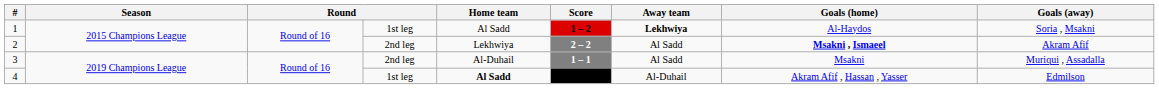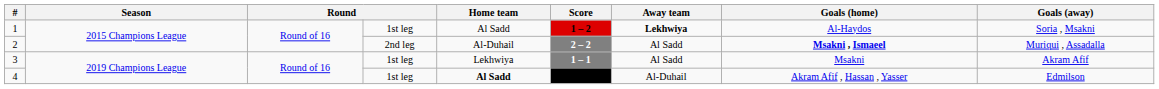(493, 44) Lekhwiya -> (493, 44) Al-Duhail
(1065, 44) Akram Afif -> (1065, 44) Muriqui , Assadalla
(400, 60) 2nd leg -> (400, 60) 1st leg
(493, 60) Al-Duhail -> (493, 60) Lekhwiya
(1065, 60) Muriqui , Assadalla -> (1065, 60) Akram Afif
